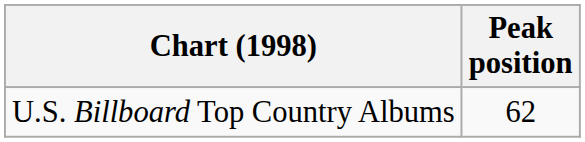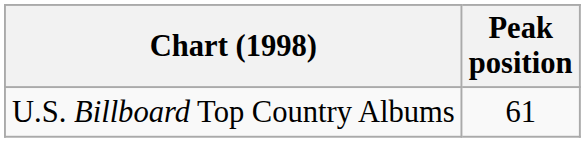(521, 111) 62 -> (521, 111) 61
